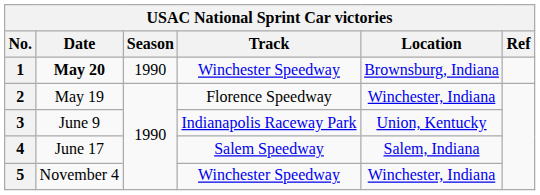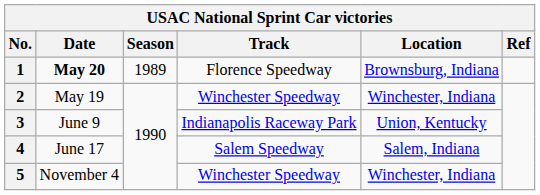(150, 70) 1990 -> (150, 70) 1989
(269, 70) Winchester Speedway -> (269, 70) Florence Speedway
(269, 96) Florence Speedway -> (269, 96) Winchester Speedway
